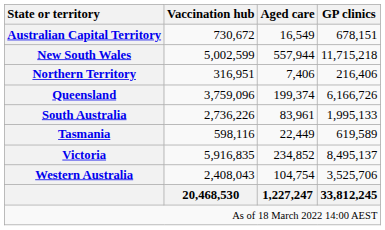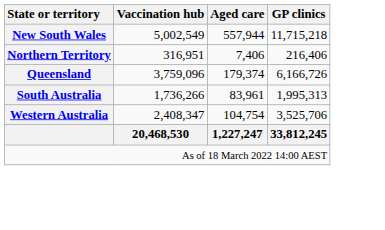- row: (84, 34)
(229, 54) 5,002,599 -> (179, 34) 5,002,549
(294, 94) 199,374 -> (244, 74) 179,374
(229, 114) 2,736,226 -> (179, 94) 1,736,266
(352, 114) 1,995,133 -> (302, 94) 1,995,313
- row: (84, 134)
- row: (84, 154)
(229, 174) 2,408,043 -> (179, 114) 2,408,347
